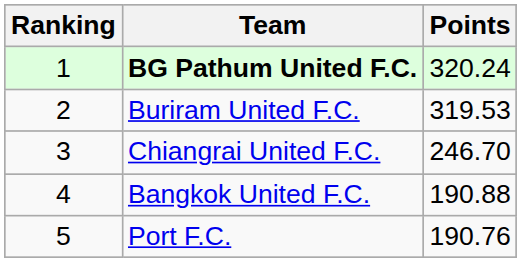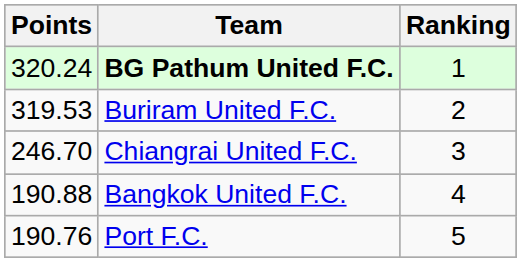columns swapped: (63, 25) <-> (470, 25)
